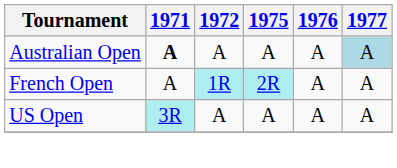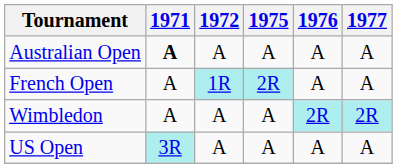(367, 52) lightblue background -> (367, 52) no background
+ row: (56, 115)
